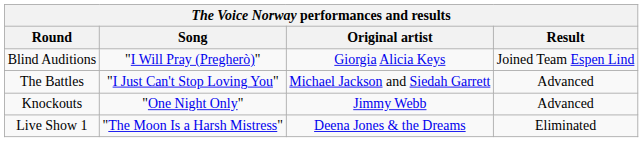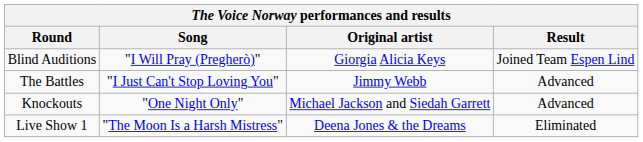(390, 81) Michael Jackson and Siedah Garrett -> (390, 81) Jimmy Webb
(390, 103) Jimmy Webb -> (390, 103) Michael Jackson and Siedah Garrett
